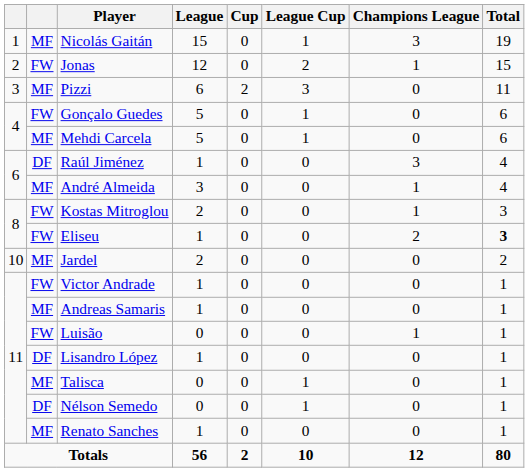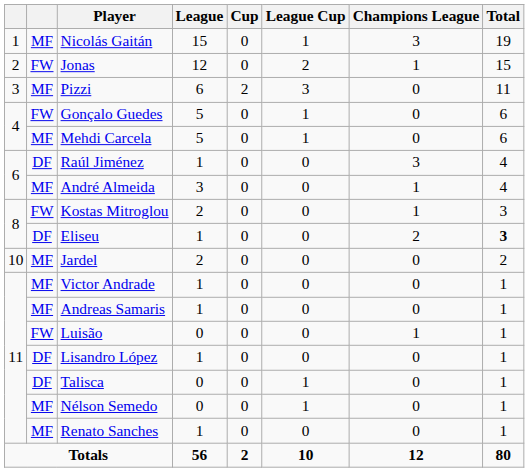(42, 235) FW -> (42, 235) DF
(42, 284) FW -> (42, 284) MF
(42, 382) MF -> (42, 382) DF
(42, 406) DF -> (42, 406) MF
